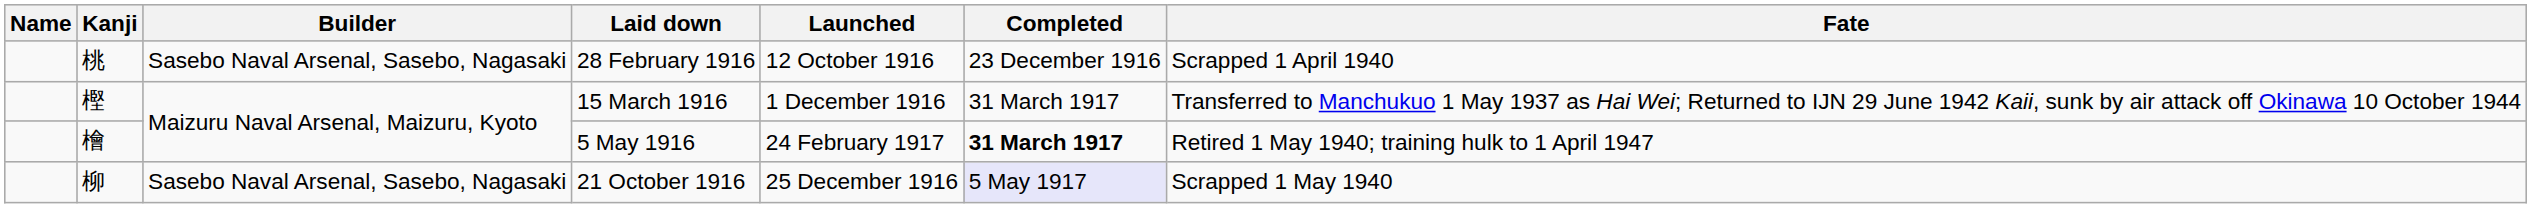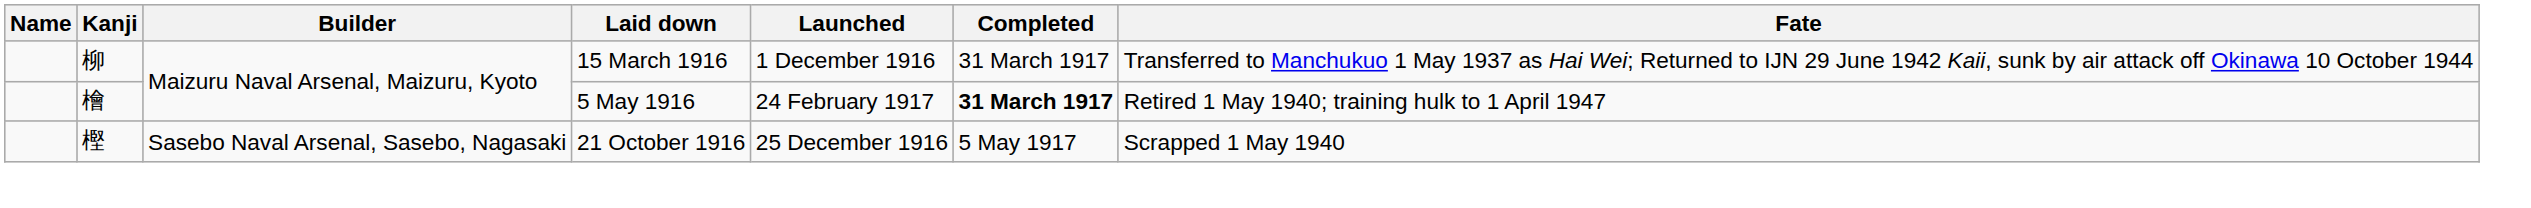- row: (666, 61)
(93, 101) 樫 -> (93, 60) 柳
(93, 182) 柳 -> (93, 141) 樫
(1028, 182) lavender background -> (1018, 142) no background
